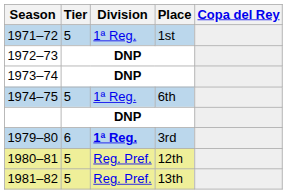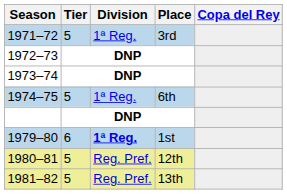(166, 35) 1st -> (167, 35) 3rd
(167, 138) 3rd -> (166, 138) 1st
